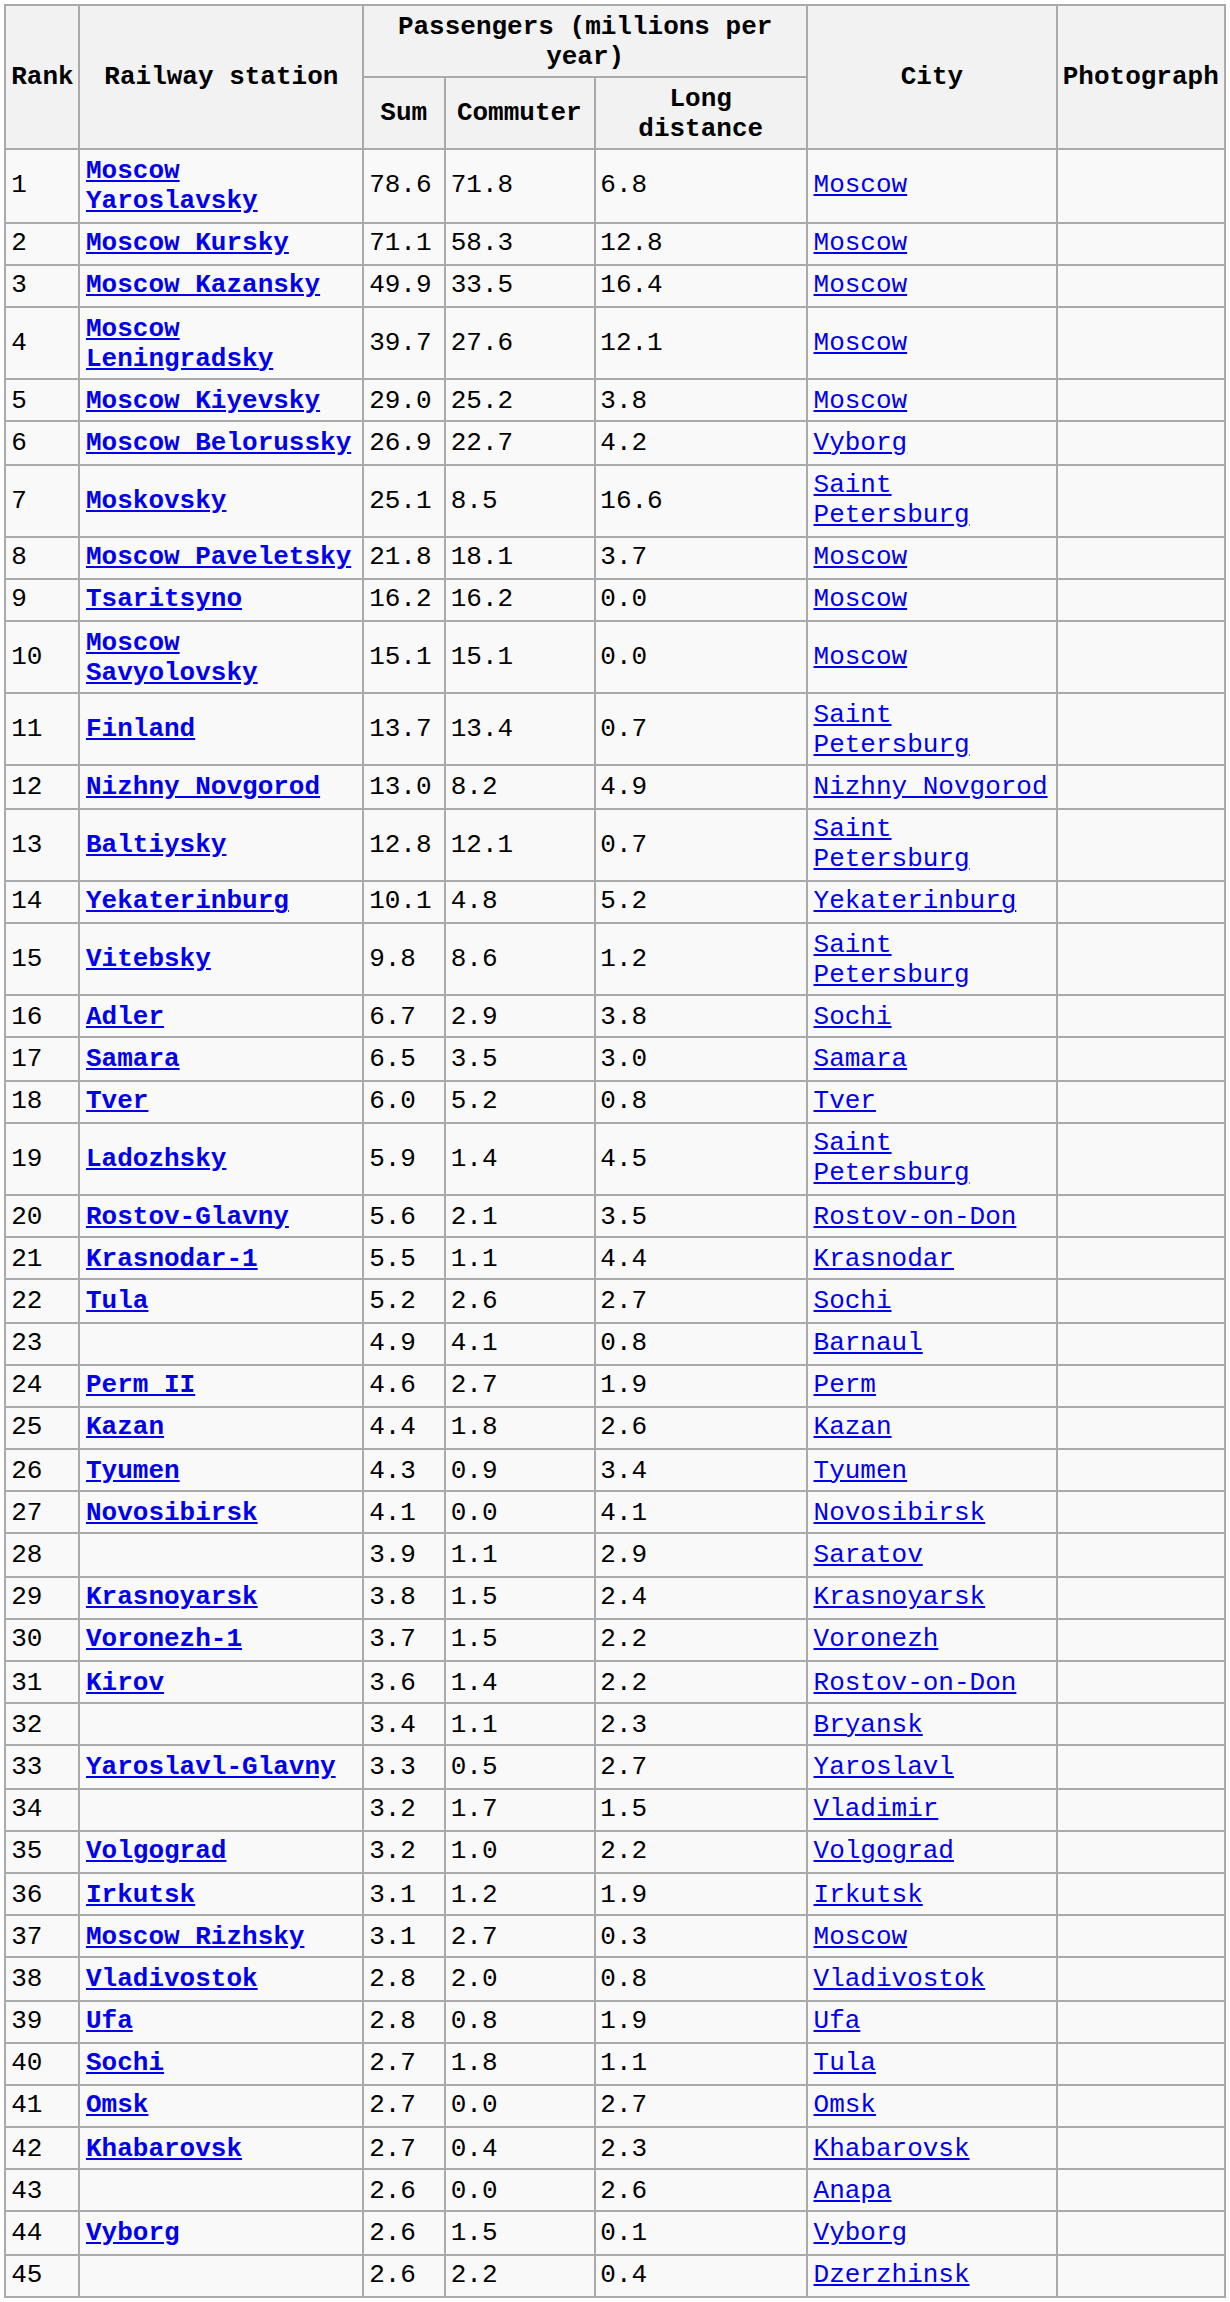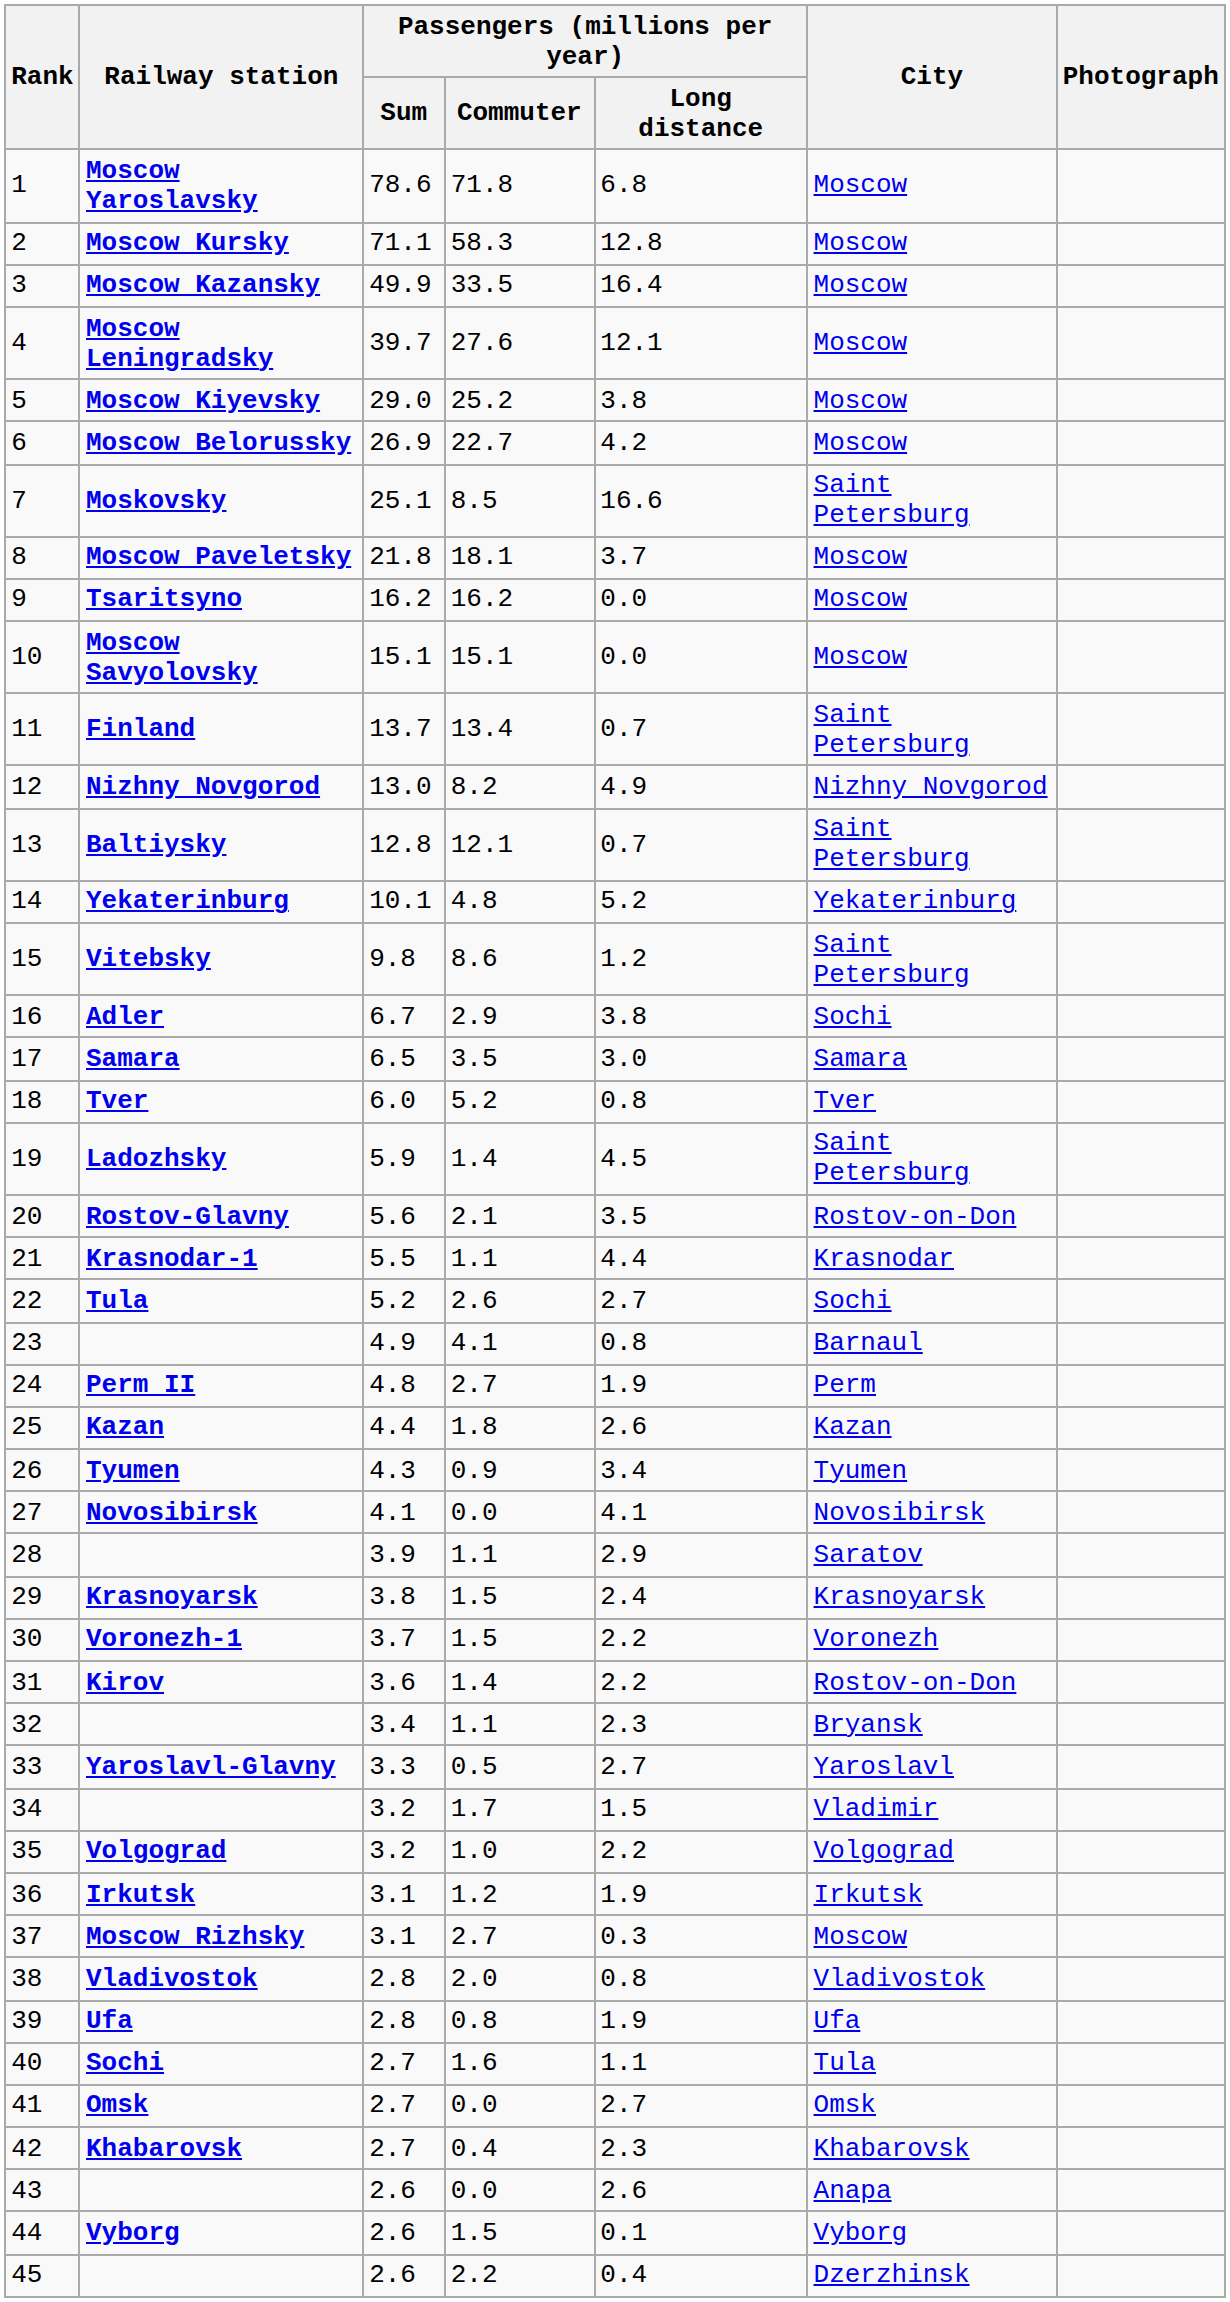(860, 443) Vyborg -> (860, 443) Moscow
(393, 1386) 4.6 -> (393, 1386) 4.8
(474, 2064) 1.8 -> (474, 2064) 1.6
